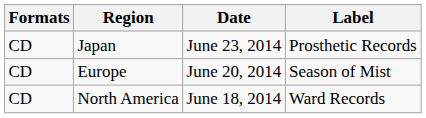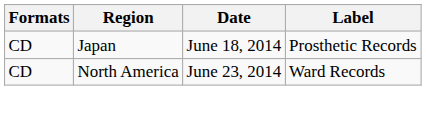(234, 44) June 23, 2014 -> (234, 44) June 18, 2014
- row: (102, 71)
(234, 98) June 18, 2014 -> (234, 71) June 23, 2014
